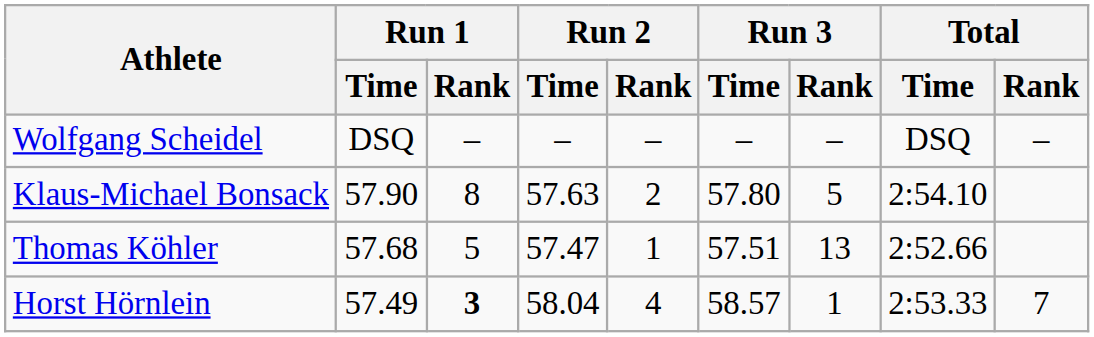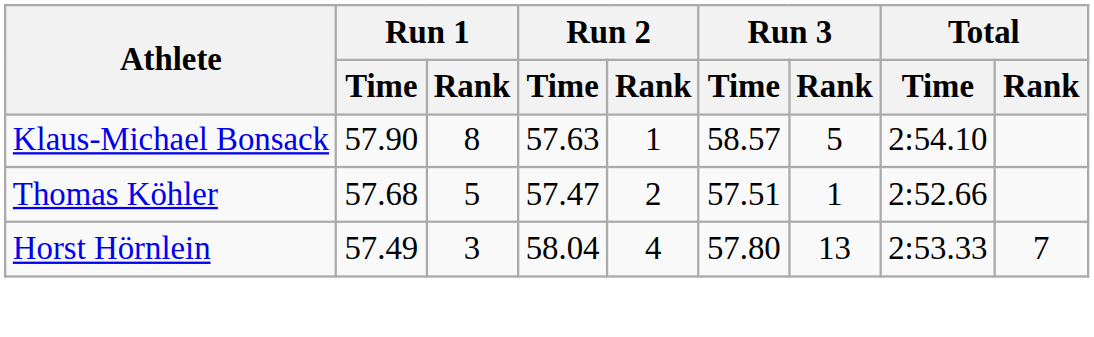- row: (138, 140)
(653, 194) 2 -> (653, 140) 1
(744, 194) 57.80 -> (744, 140) 58.57
(653, 248) 1 -> (653, 194) 2
(834, 248) 13 -> (834, 194) 1
(472, 302) bold -> (472, 248) normal
(744, 302) 58.57 -> (744, 248) 57.80
(834, 302) 1 -> (834, 248) 13
